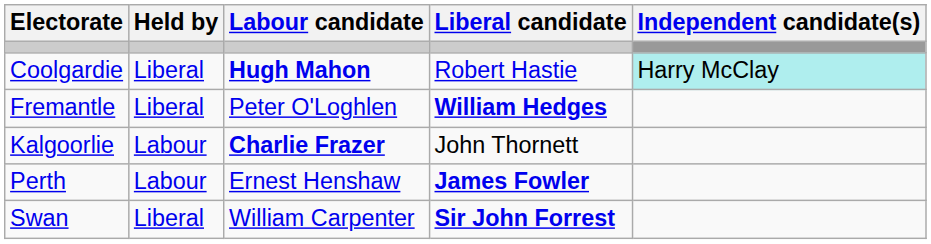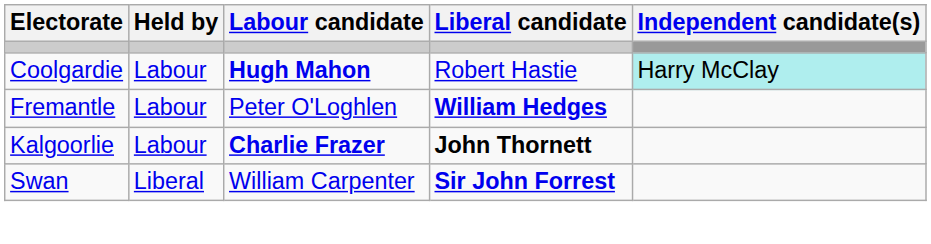(169, 70) Liberal -> (170, 70) Labour
(169, 107) Liberal -> (170, 107) Labour
(506, 144) normal -> (513, 144) bold
- row: (38, 181)
